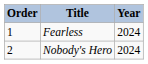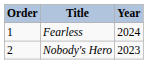(129, 50) 2024 -> (129, 50) 2023
